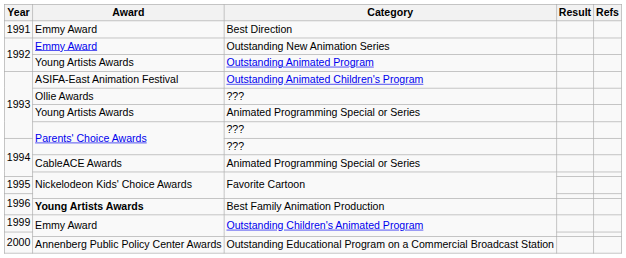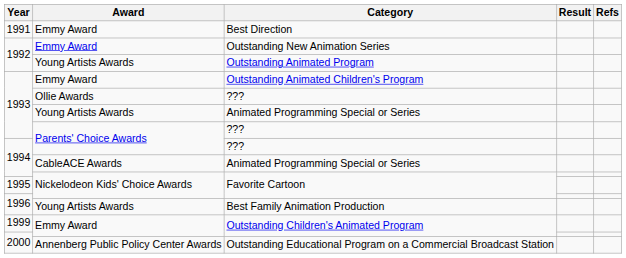(107, 79) ASIFA-East Animation Festival -> (66, 79) Emmy Award
(89, 206) bold -> (84, 206) normal
